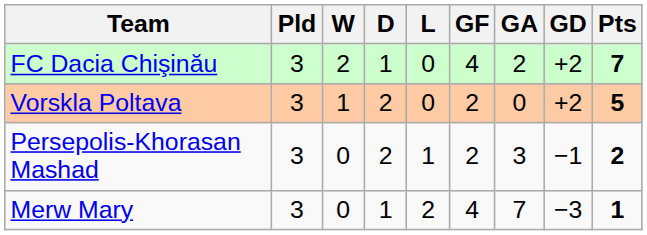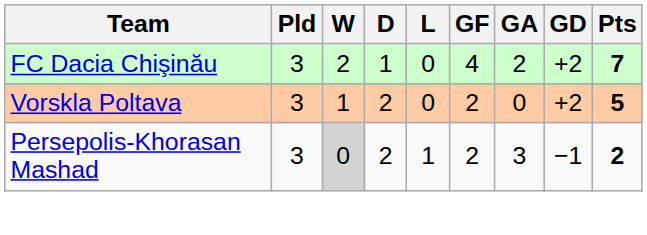(343, 156) no background -> (343, 156) lightgrey background
- row: (72, 209)
